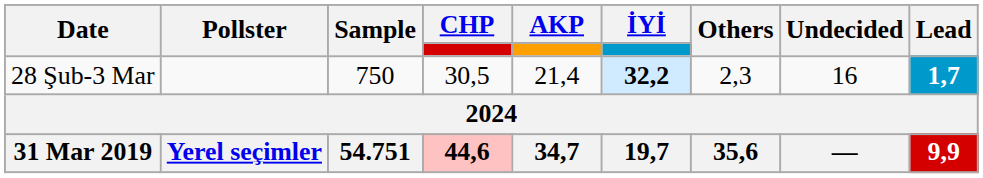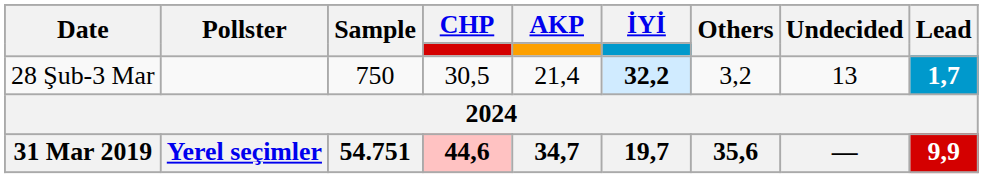(735, 74) 2,3 -> (735, 74) 3,2
(845, 74) 16 -> (845, 74) 13
